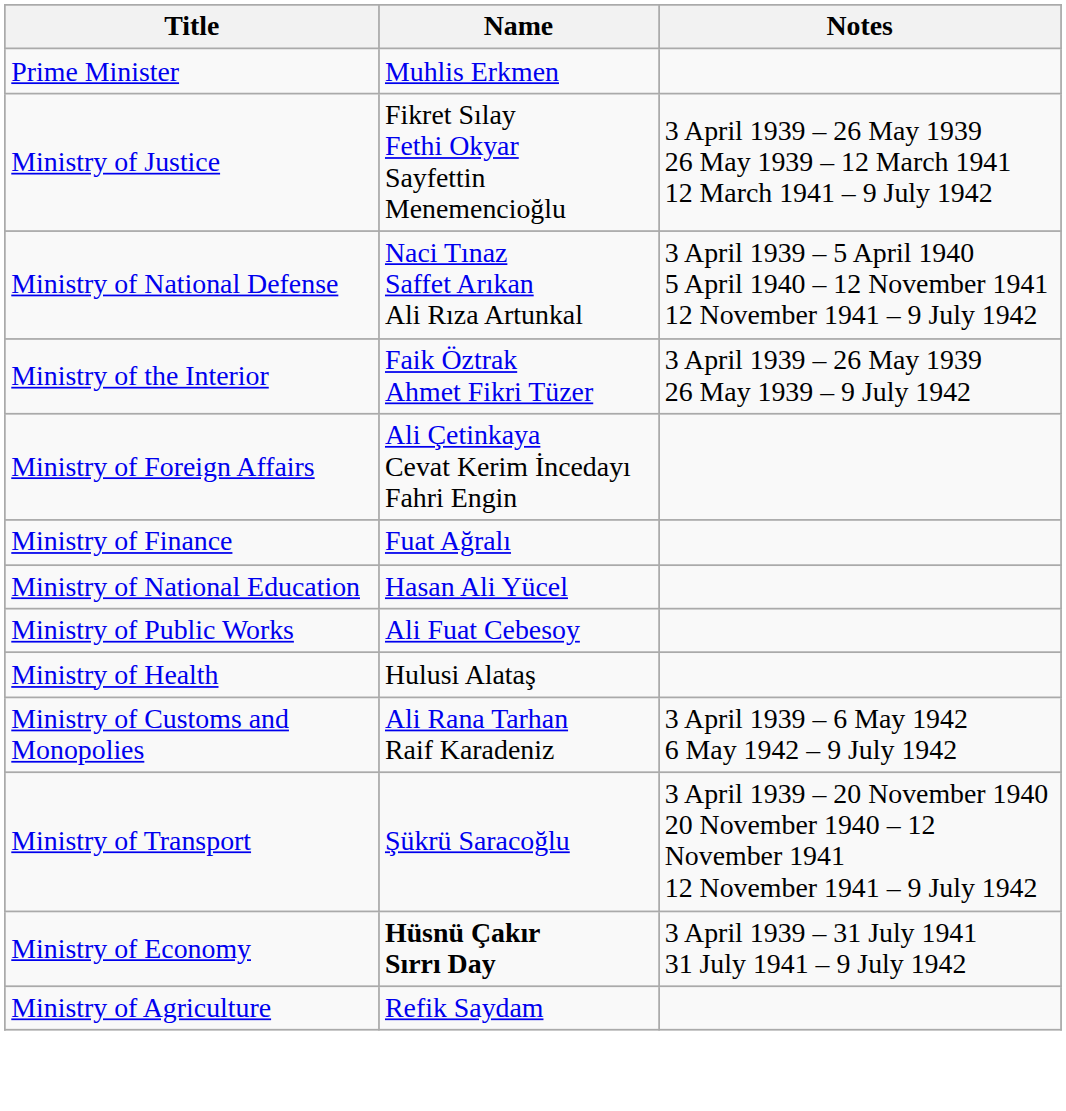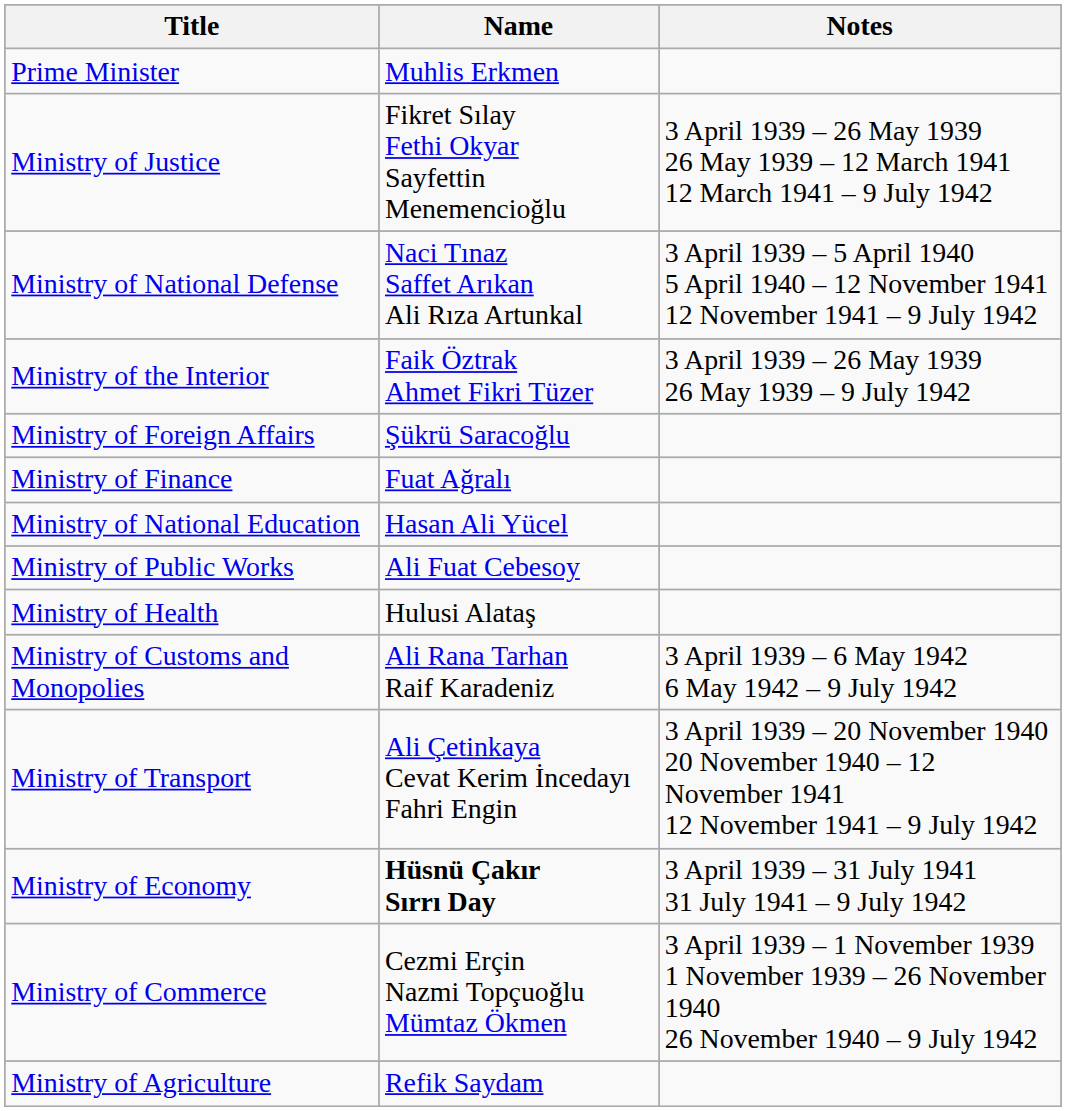(508, 466) Ali Çetinkaya Cevat Kerim İncedayı Fahri Engin -> (477, 435) Şükrü Saracoğlu
(477, 841) Şükrü Saracoğlu -> (508, 778) Ali Çetinkaya Cevat Kerim İncedayı Fahri Engin
+ row: (139, 992)
